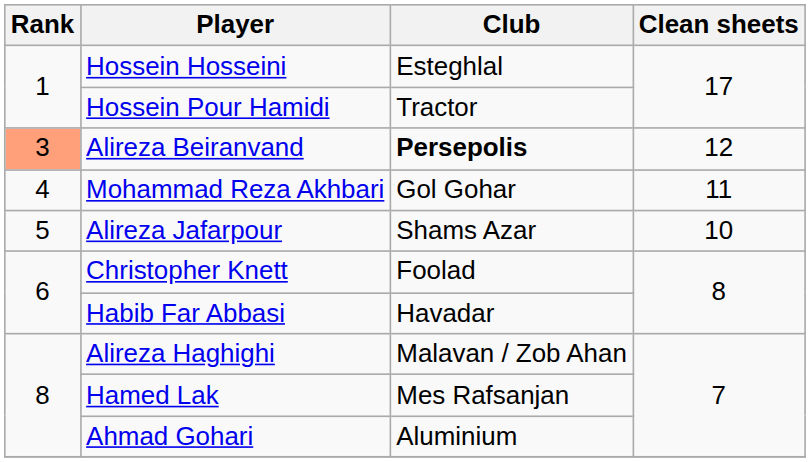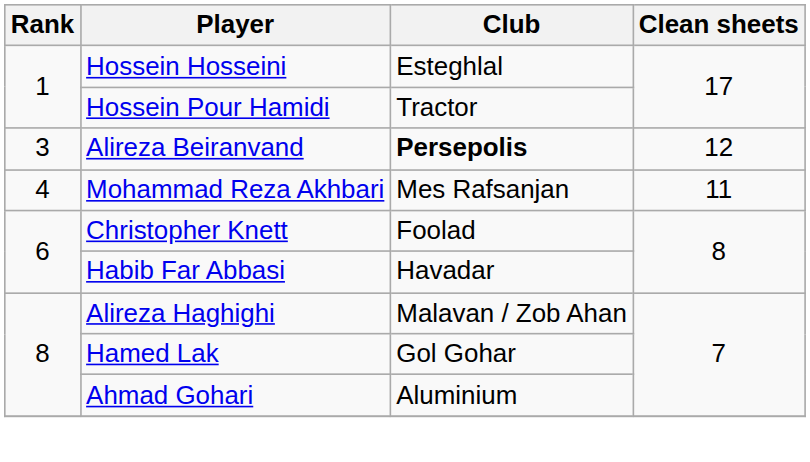(42, 148) lightsalmon background -> (42, 148) no background
(456, 189) Gol Gohar -> (483, 189) Mes Rafsanjan
- row: (184, 230)
(483, 395) Mes Rafsanjan -> (456, 353) Gol Gohar
